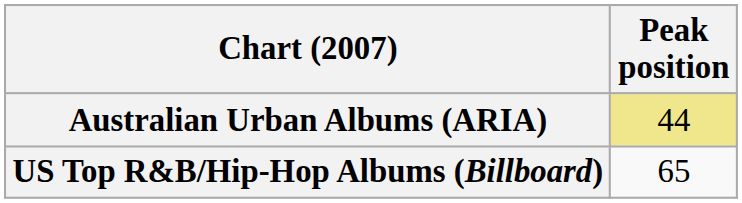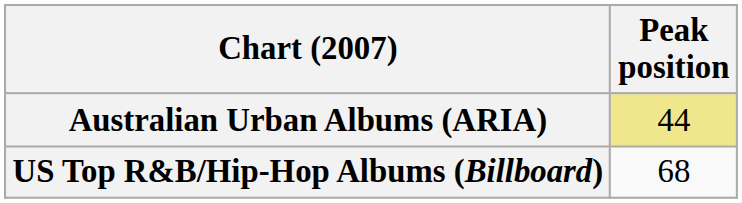(674, 171) 65 -> (674, 171) 68
